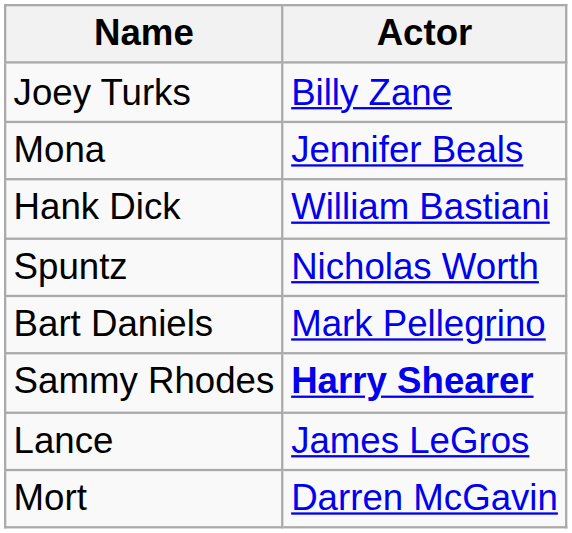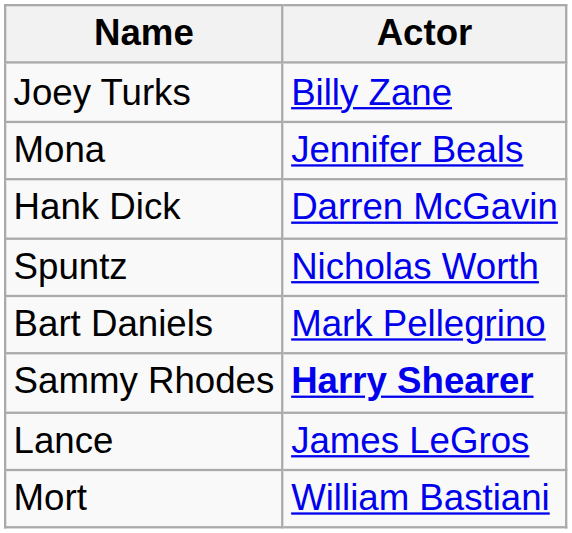(420, 207) William Bastiani -> (425, 207) Darren McGavin
(425, 498) Darren McGavin -> (420, 498) William Bastiani
